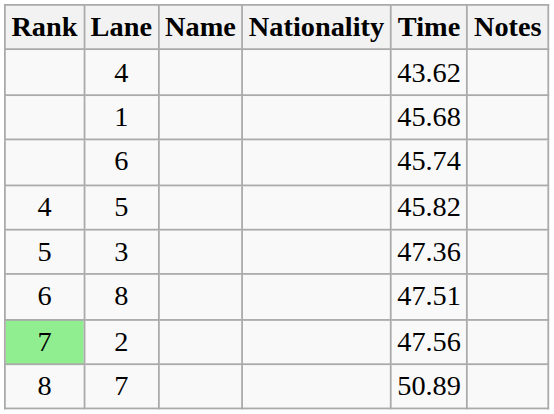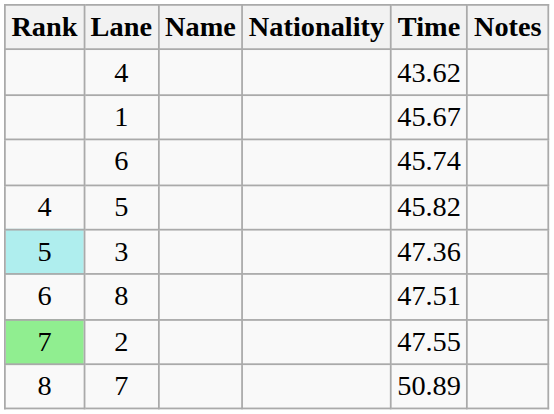(429, 116) 45.68 -> (429, 116) 45.67
(44, 251) no background -> (44, 251) paleturquoise background
(429, 341) 47.56 -> (429, 341) 47.55
